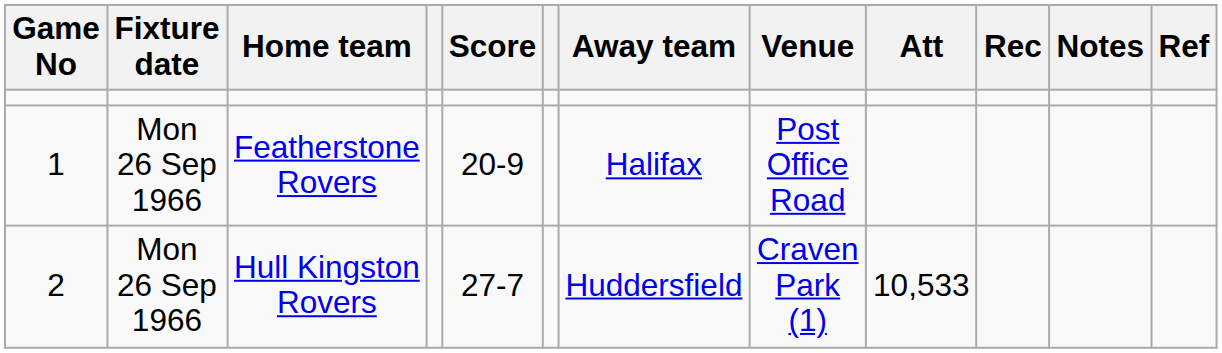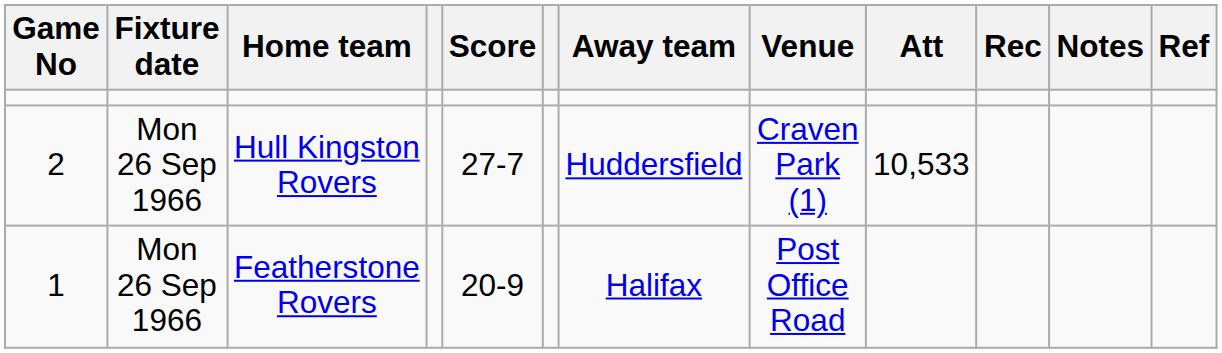rows swapped: (327, 164) <-> (327, 285)
